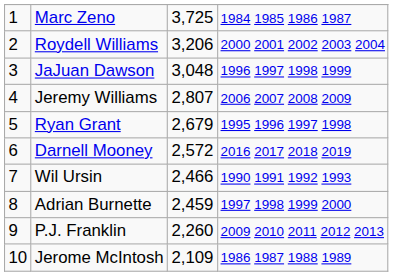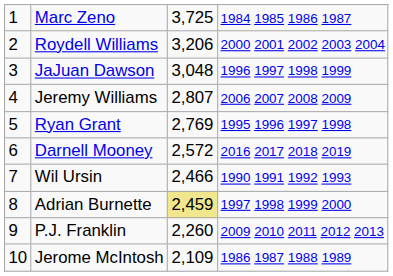(192, 124) 2,679 -> (192, 124) 2,769
(192, 204) no background -> (192, 204) khaki background
